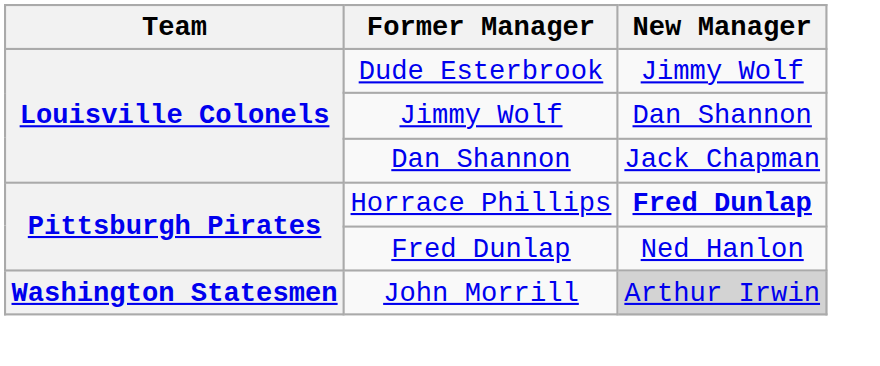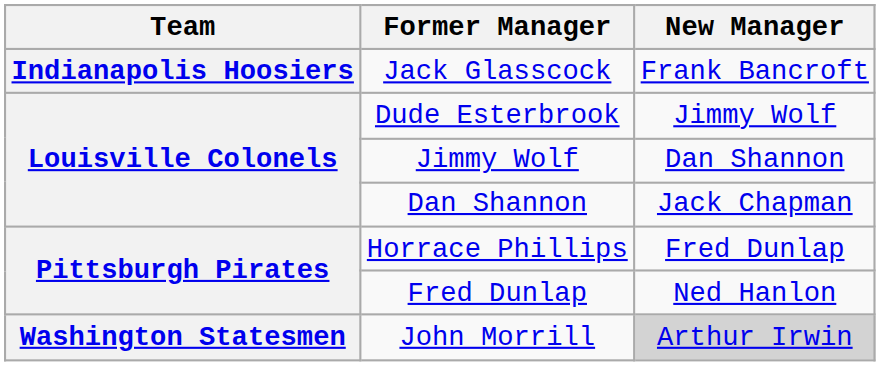+ row: (497, 71)
(722, 204) bold -> (755, 249) normal
